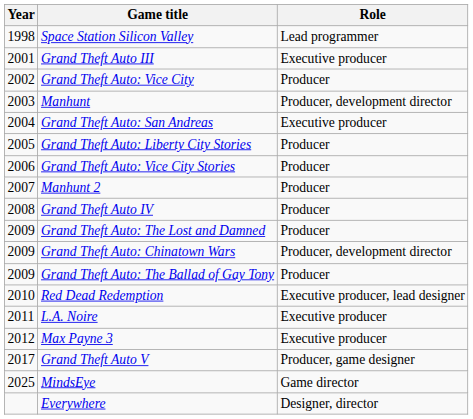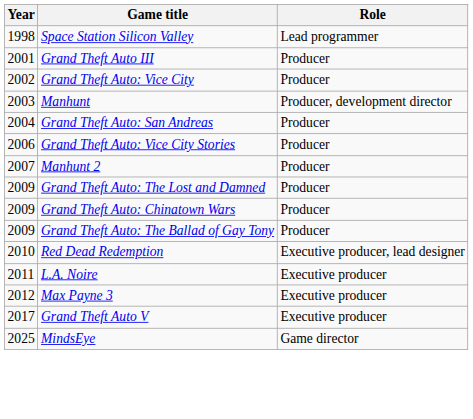(333, 58) Executive producer -> (305, 58) Producer
(333, 123) Executive producer -> (305, 123) Producer
- row: (146, 144)
- row: (97, 209)
(366, 252) Producer, development director -> (305, 209) Producer
(348, 360) Producer, game designer -> (333, 317) Executive producer
- row: (73, 403)
